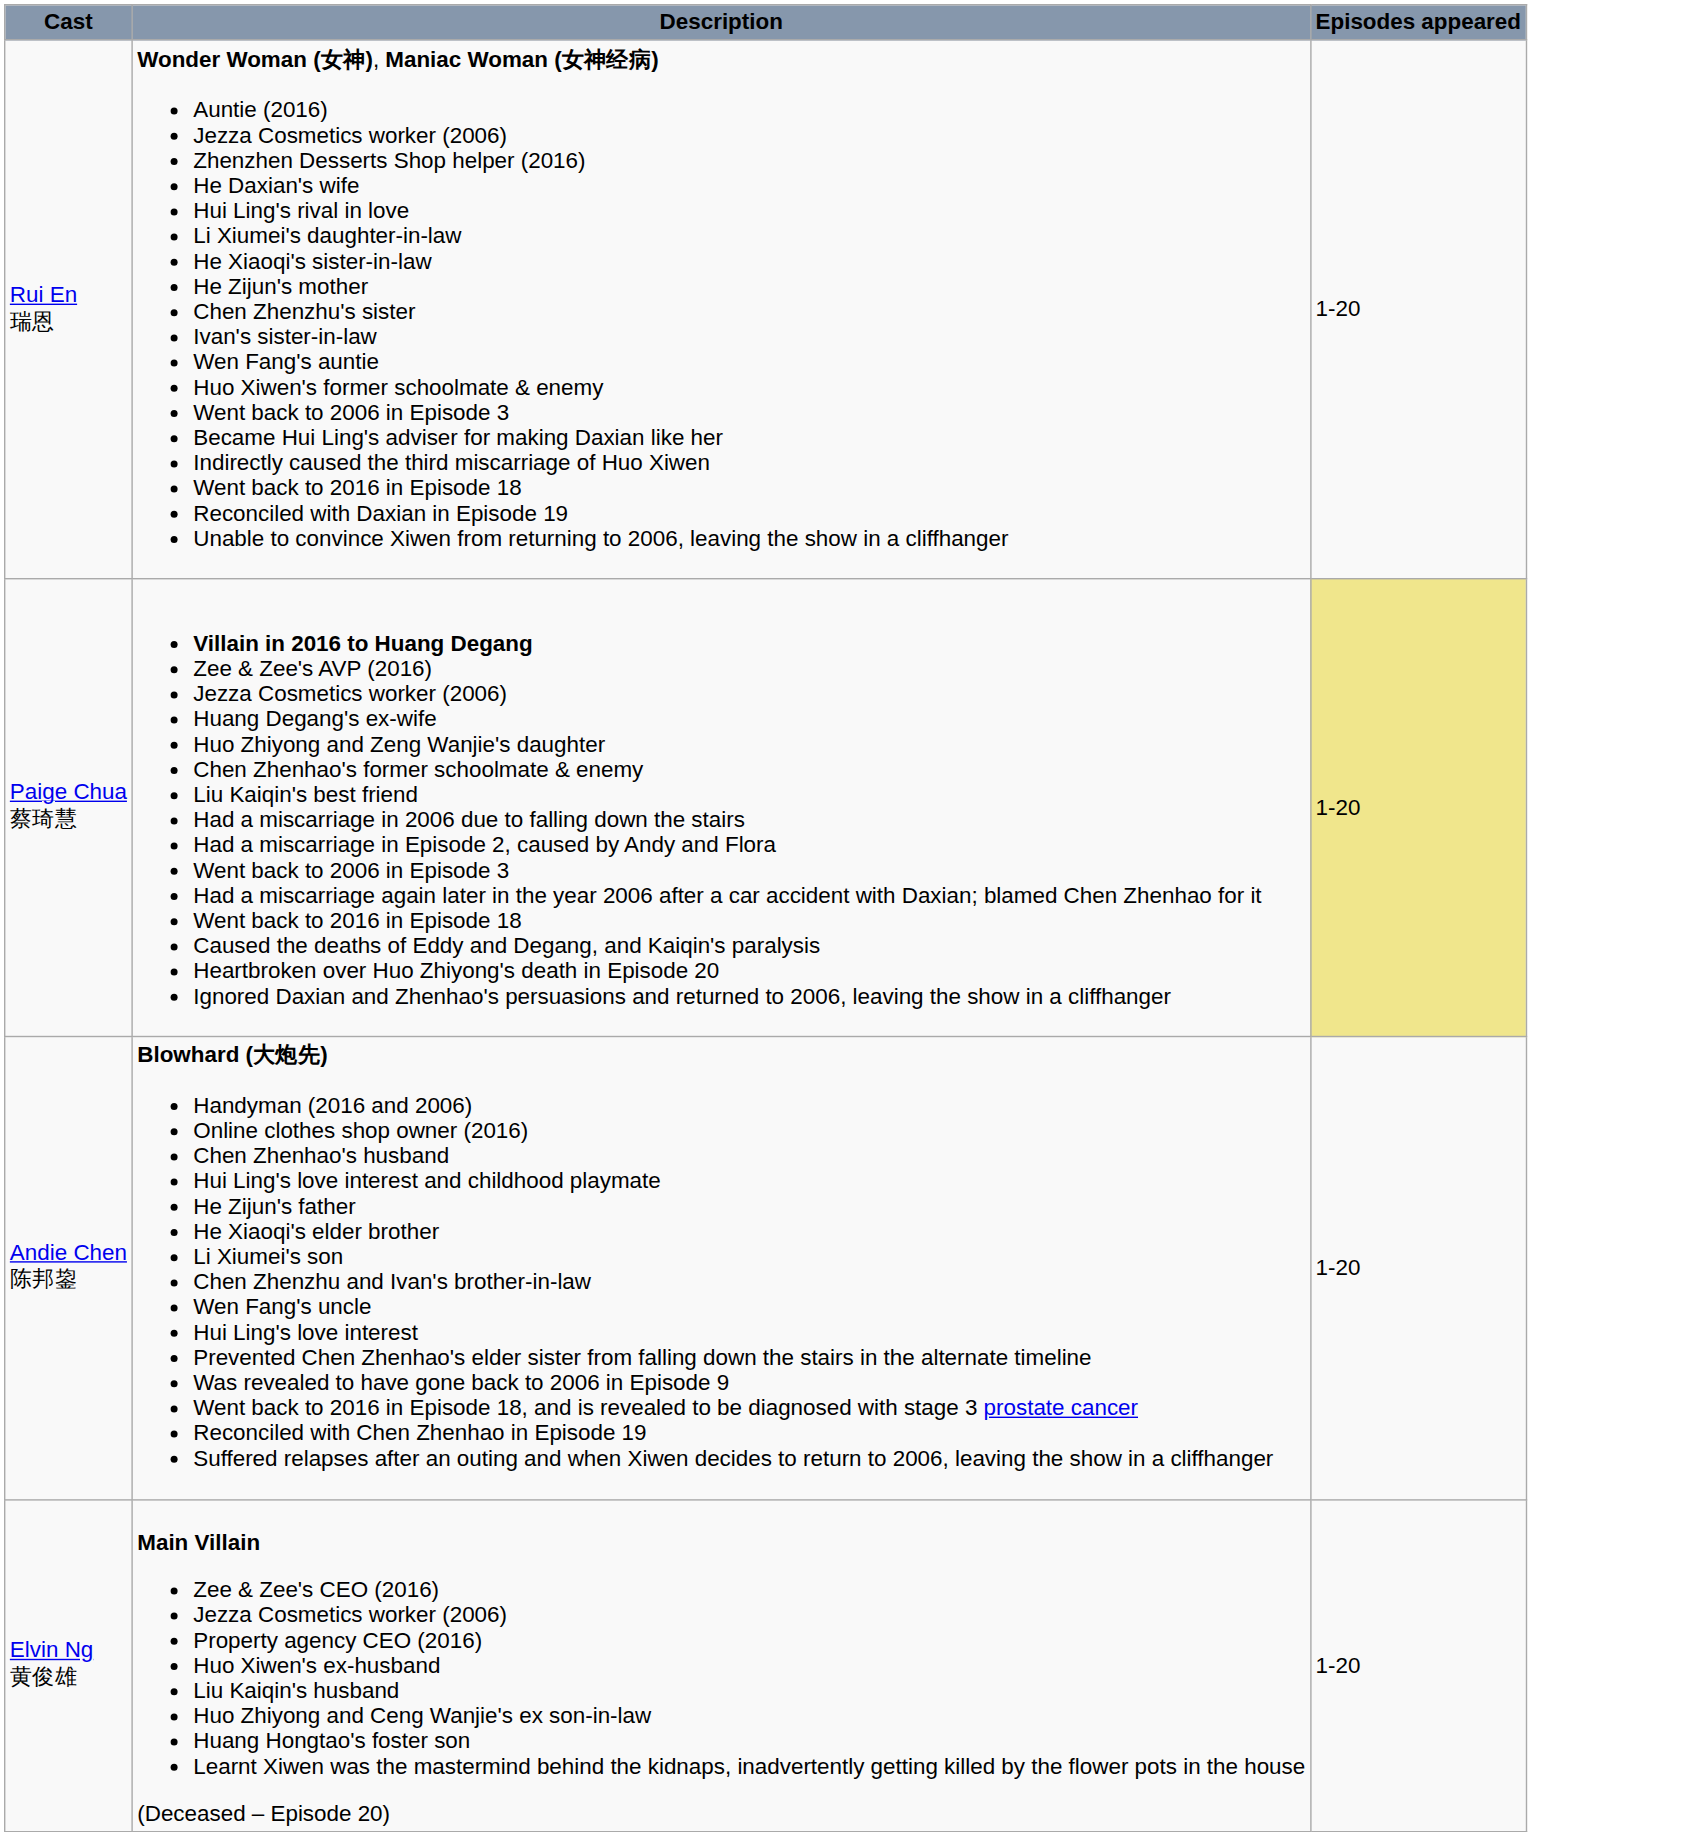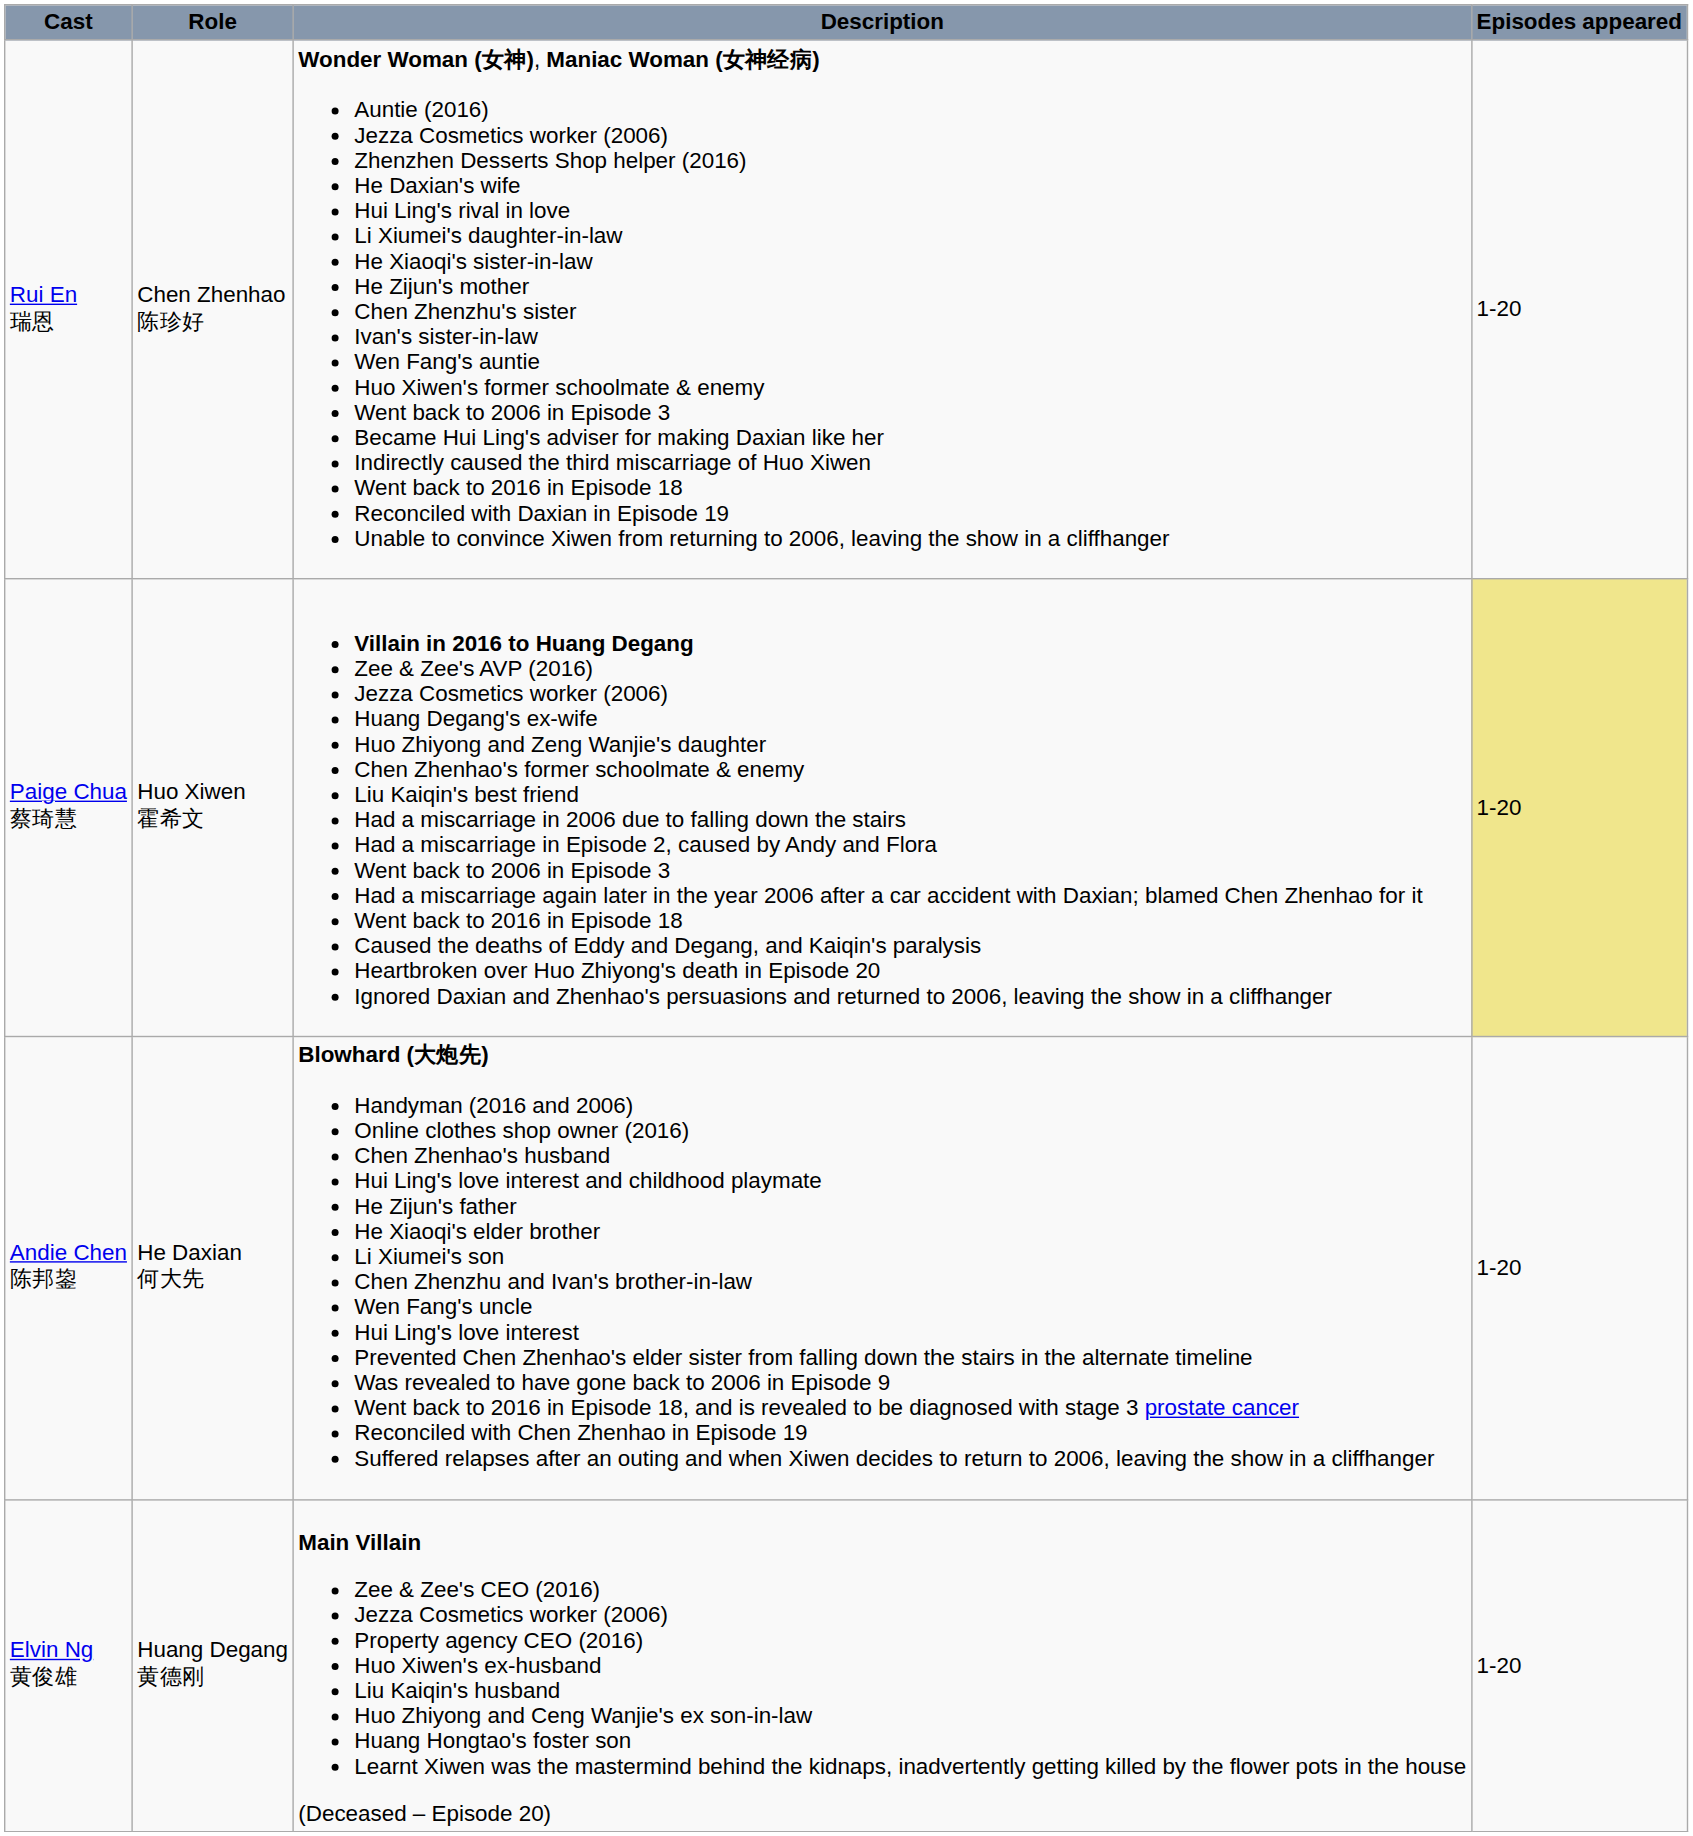+ column: (213, 22)
